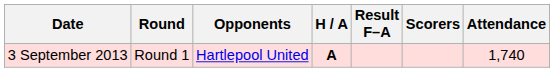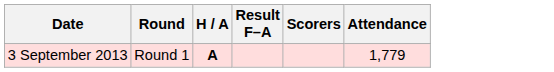- column: (252, 24)
(506, 55) 1,740 -> (387, 55) 1,779
